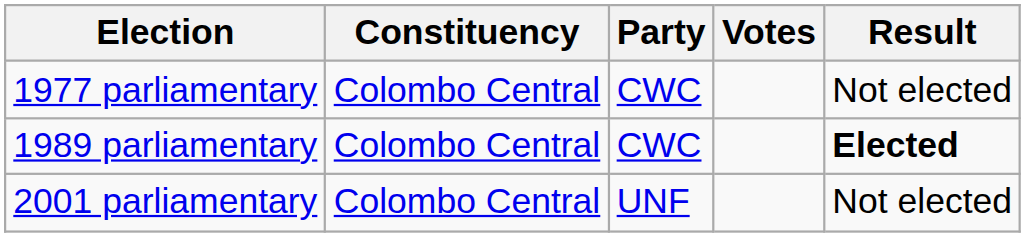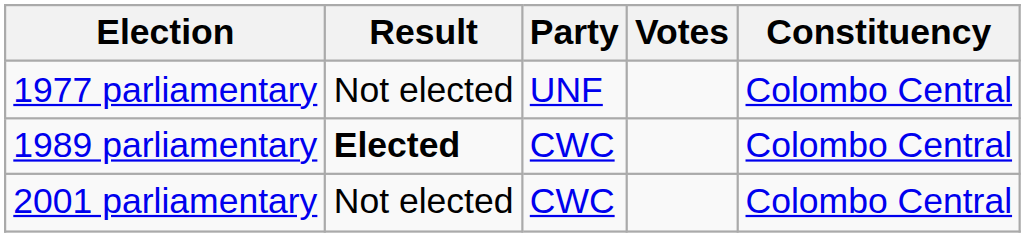columns swapped: (467, 32) <-> (922, 32)
(659, 88) CWC -> (566, 88) UNF
(653, 201) UNF -> (572, 201) CWC
